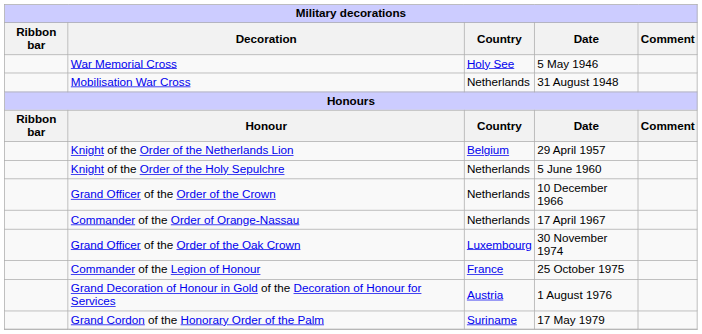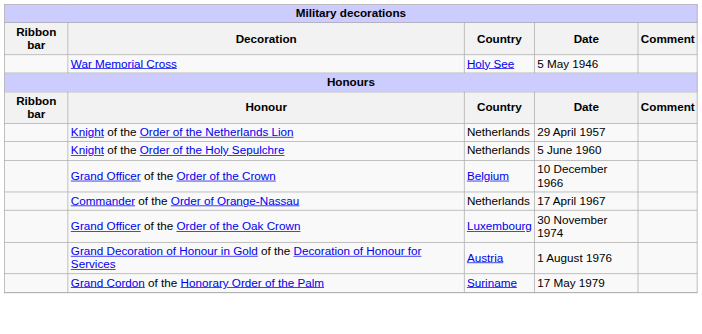- row: (131, 82)
(488, 151) Belgium -> (498, 132) Netherlands
(498, 194) Netherlands -> (488, 176) Belgium
- row: (166, 270)
